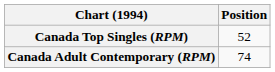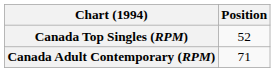(244, 57) 74 -> (244, 57) 71
